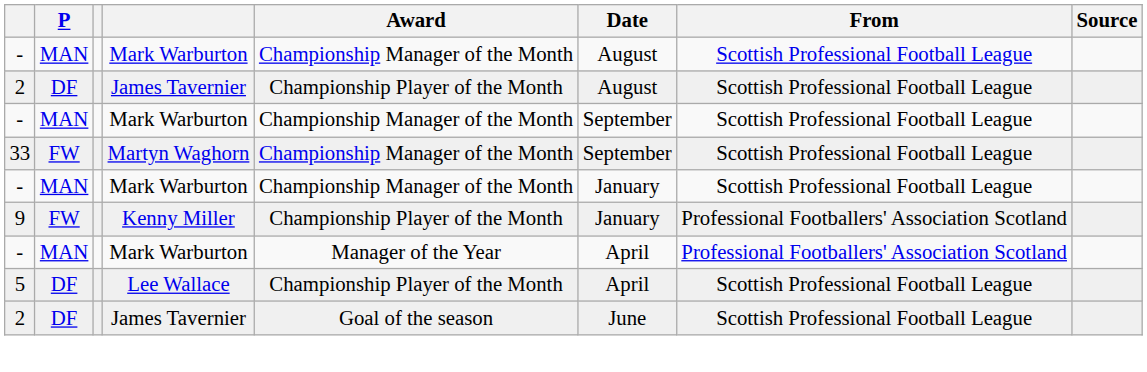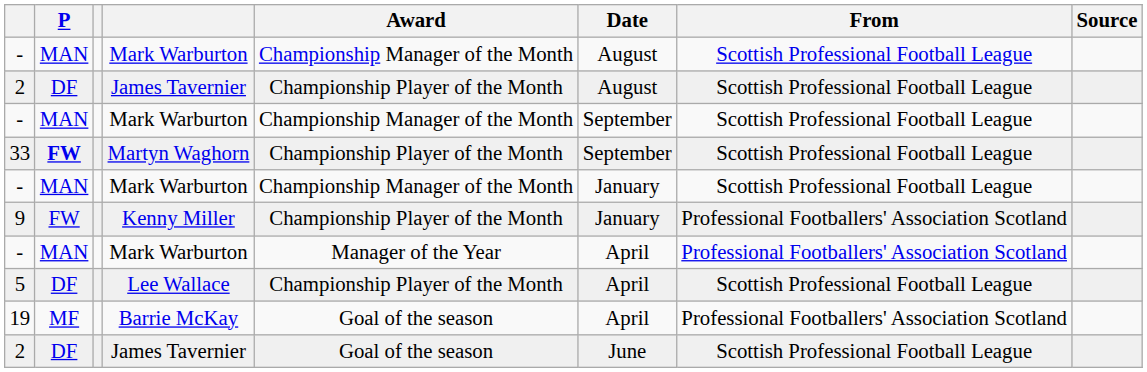(64, 152) normal -> (64, 152) bold
(416, 152) Championship Manager of the Month -> (416, 152) Championship Player of the Month
+ row: (20, 317)
